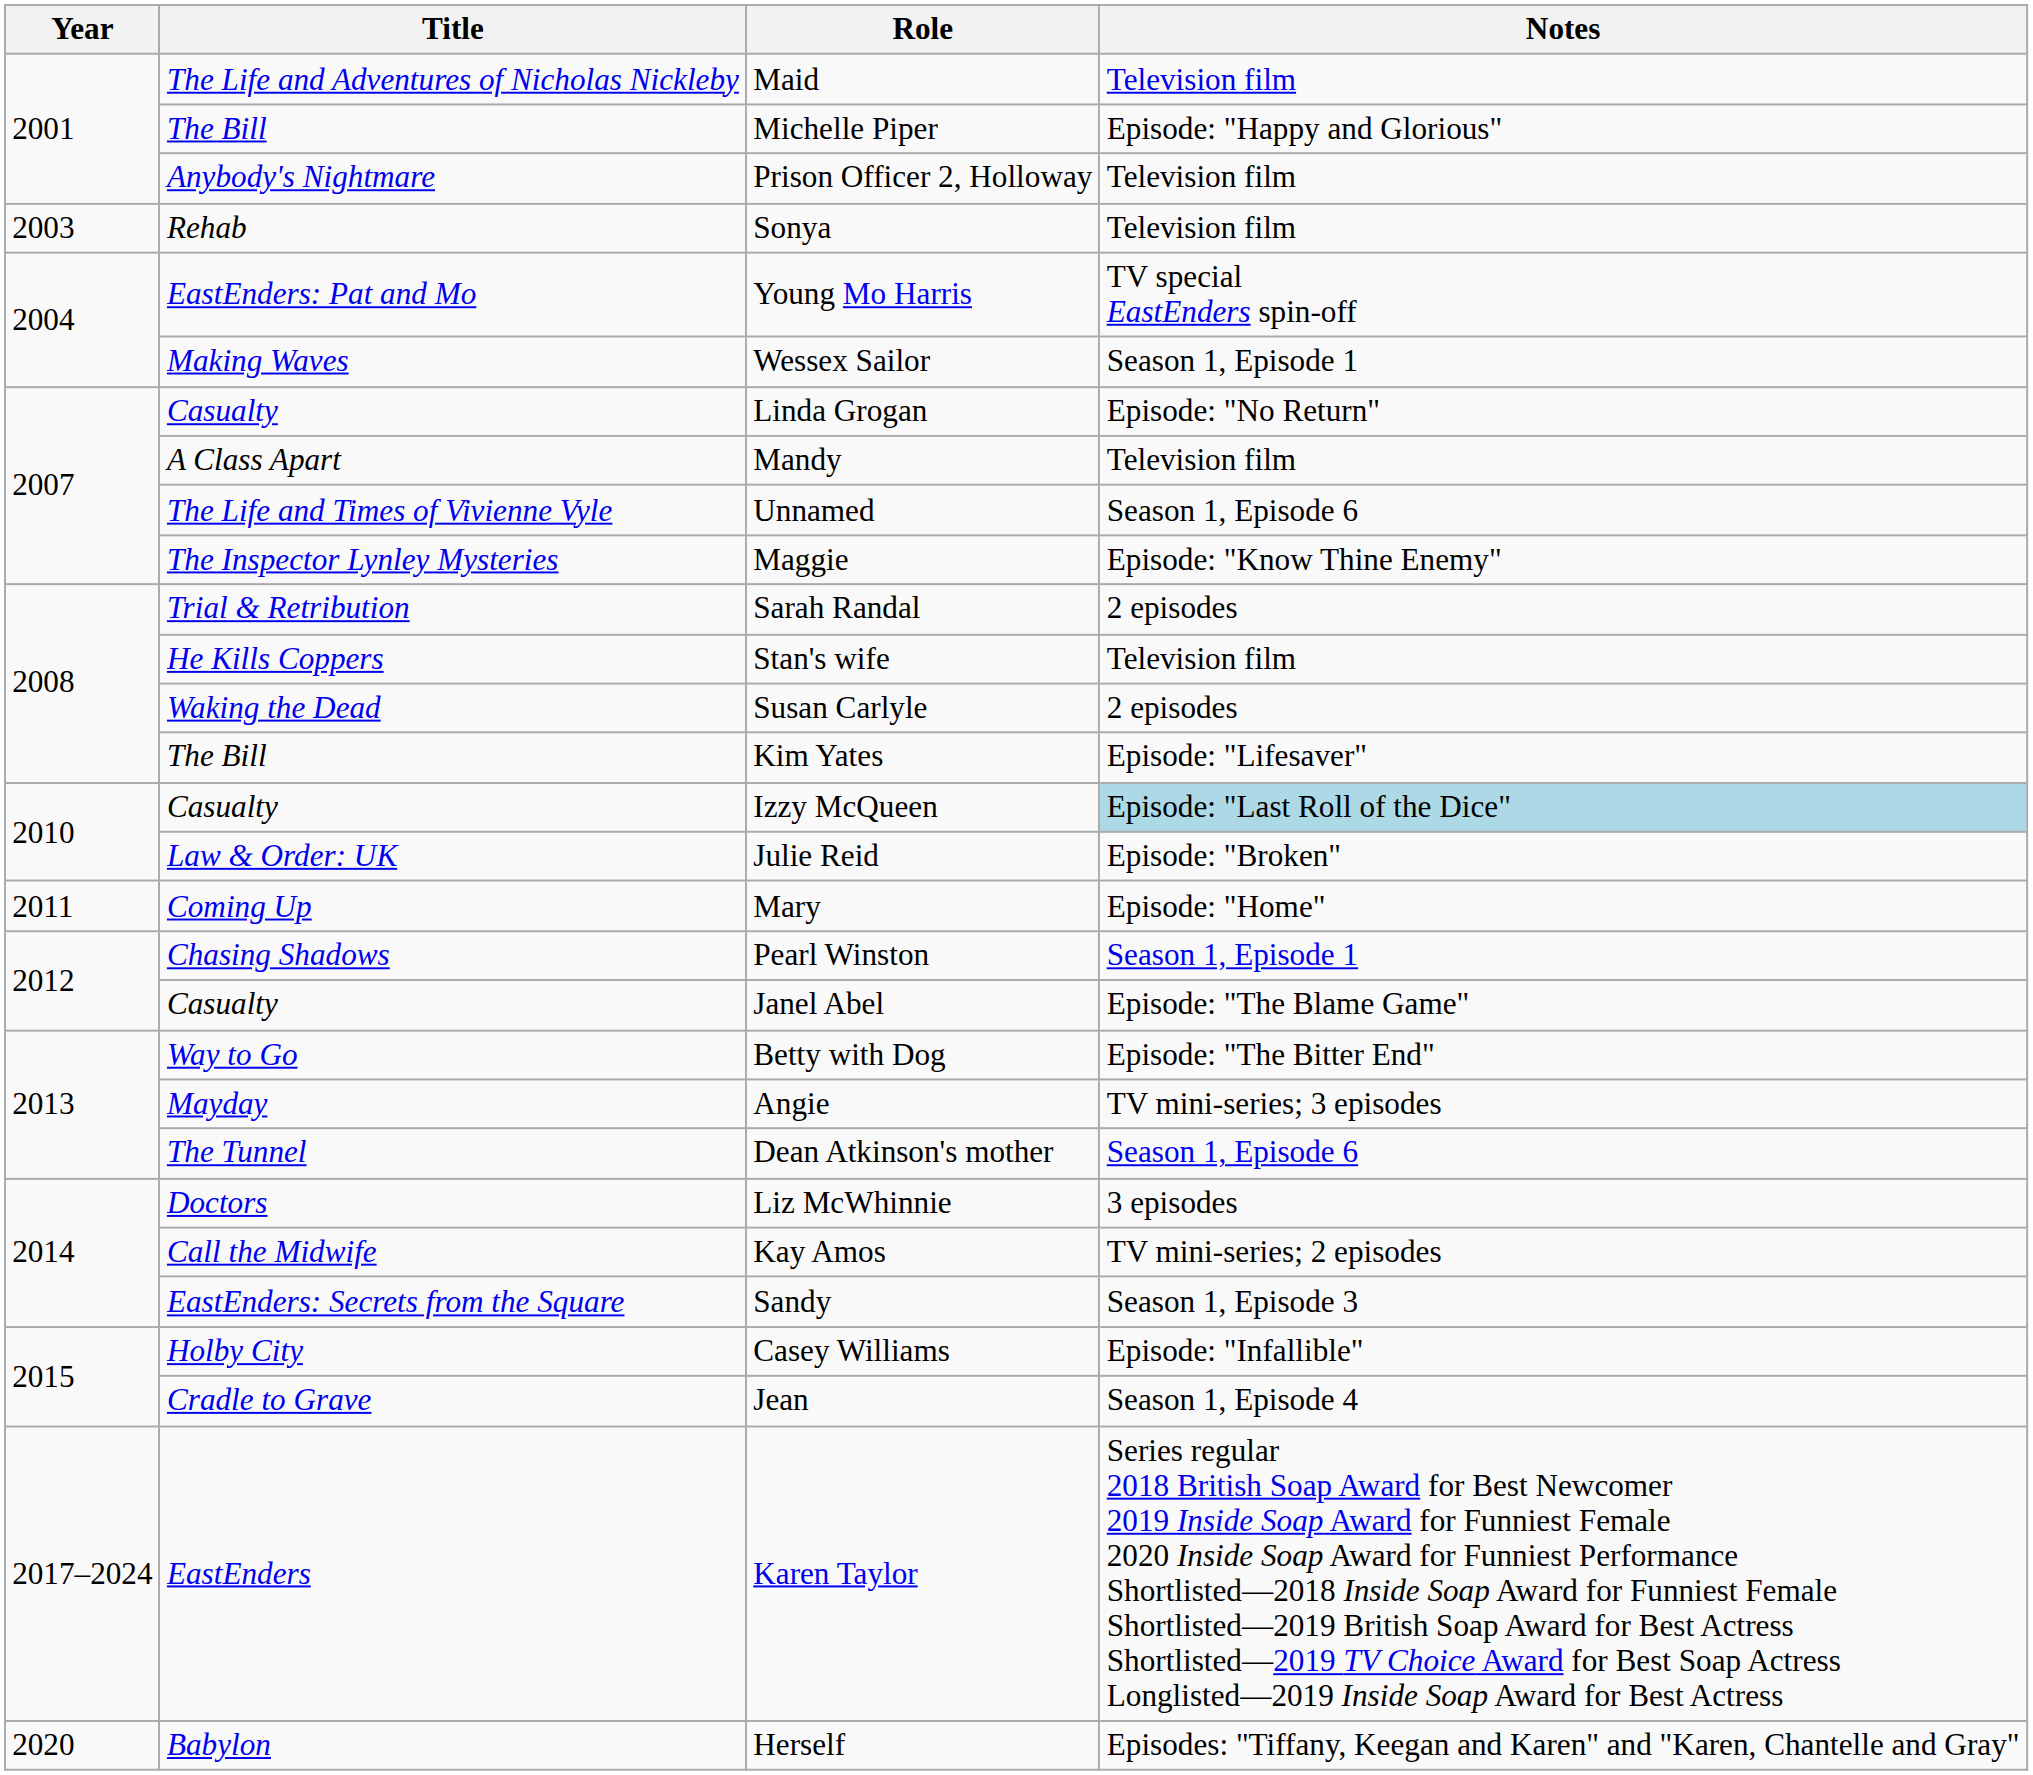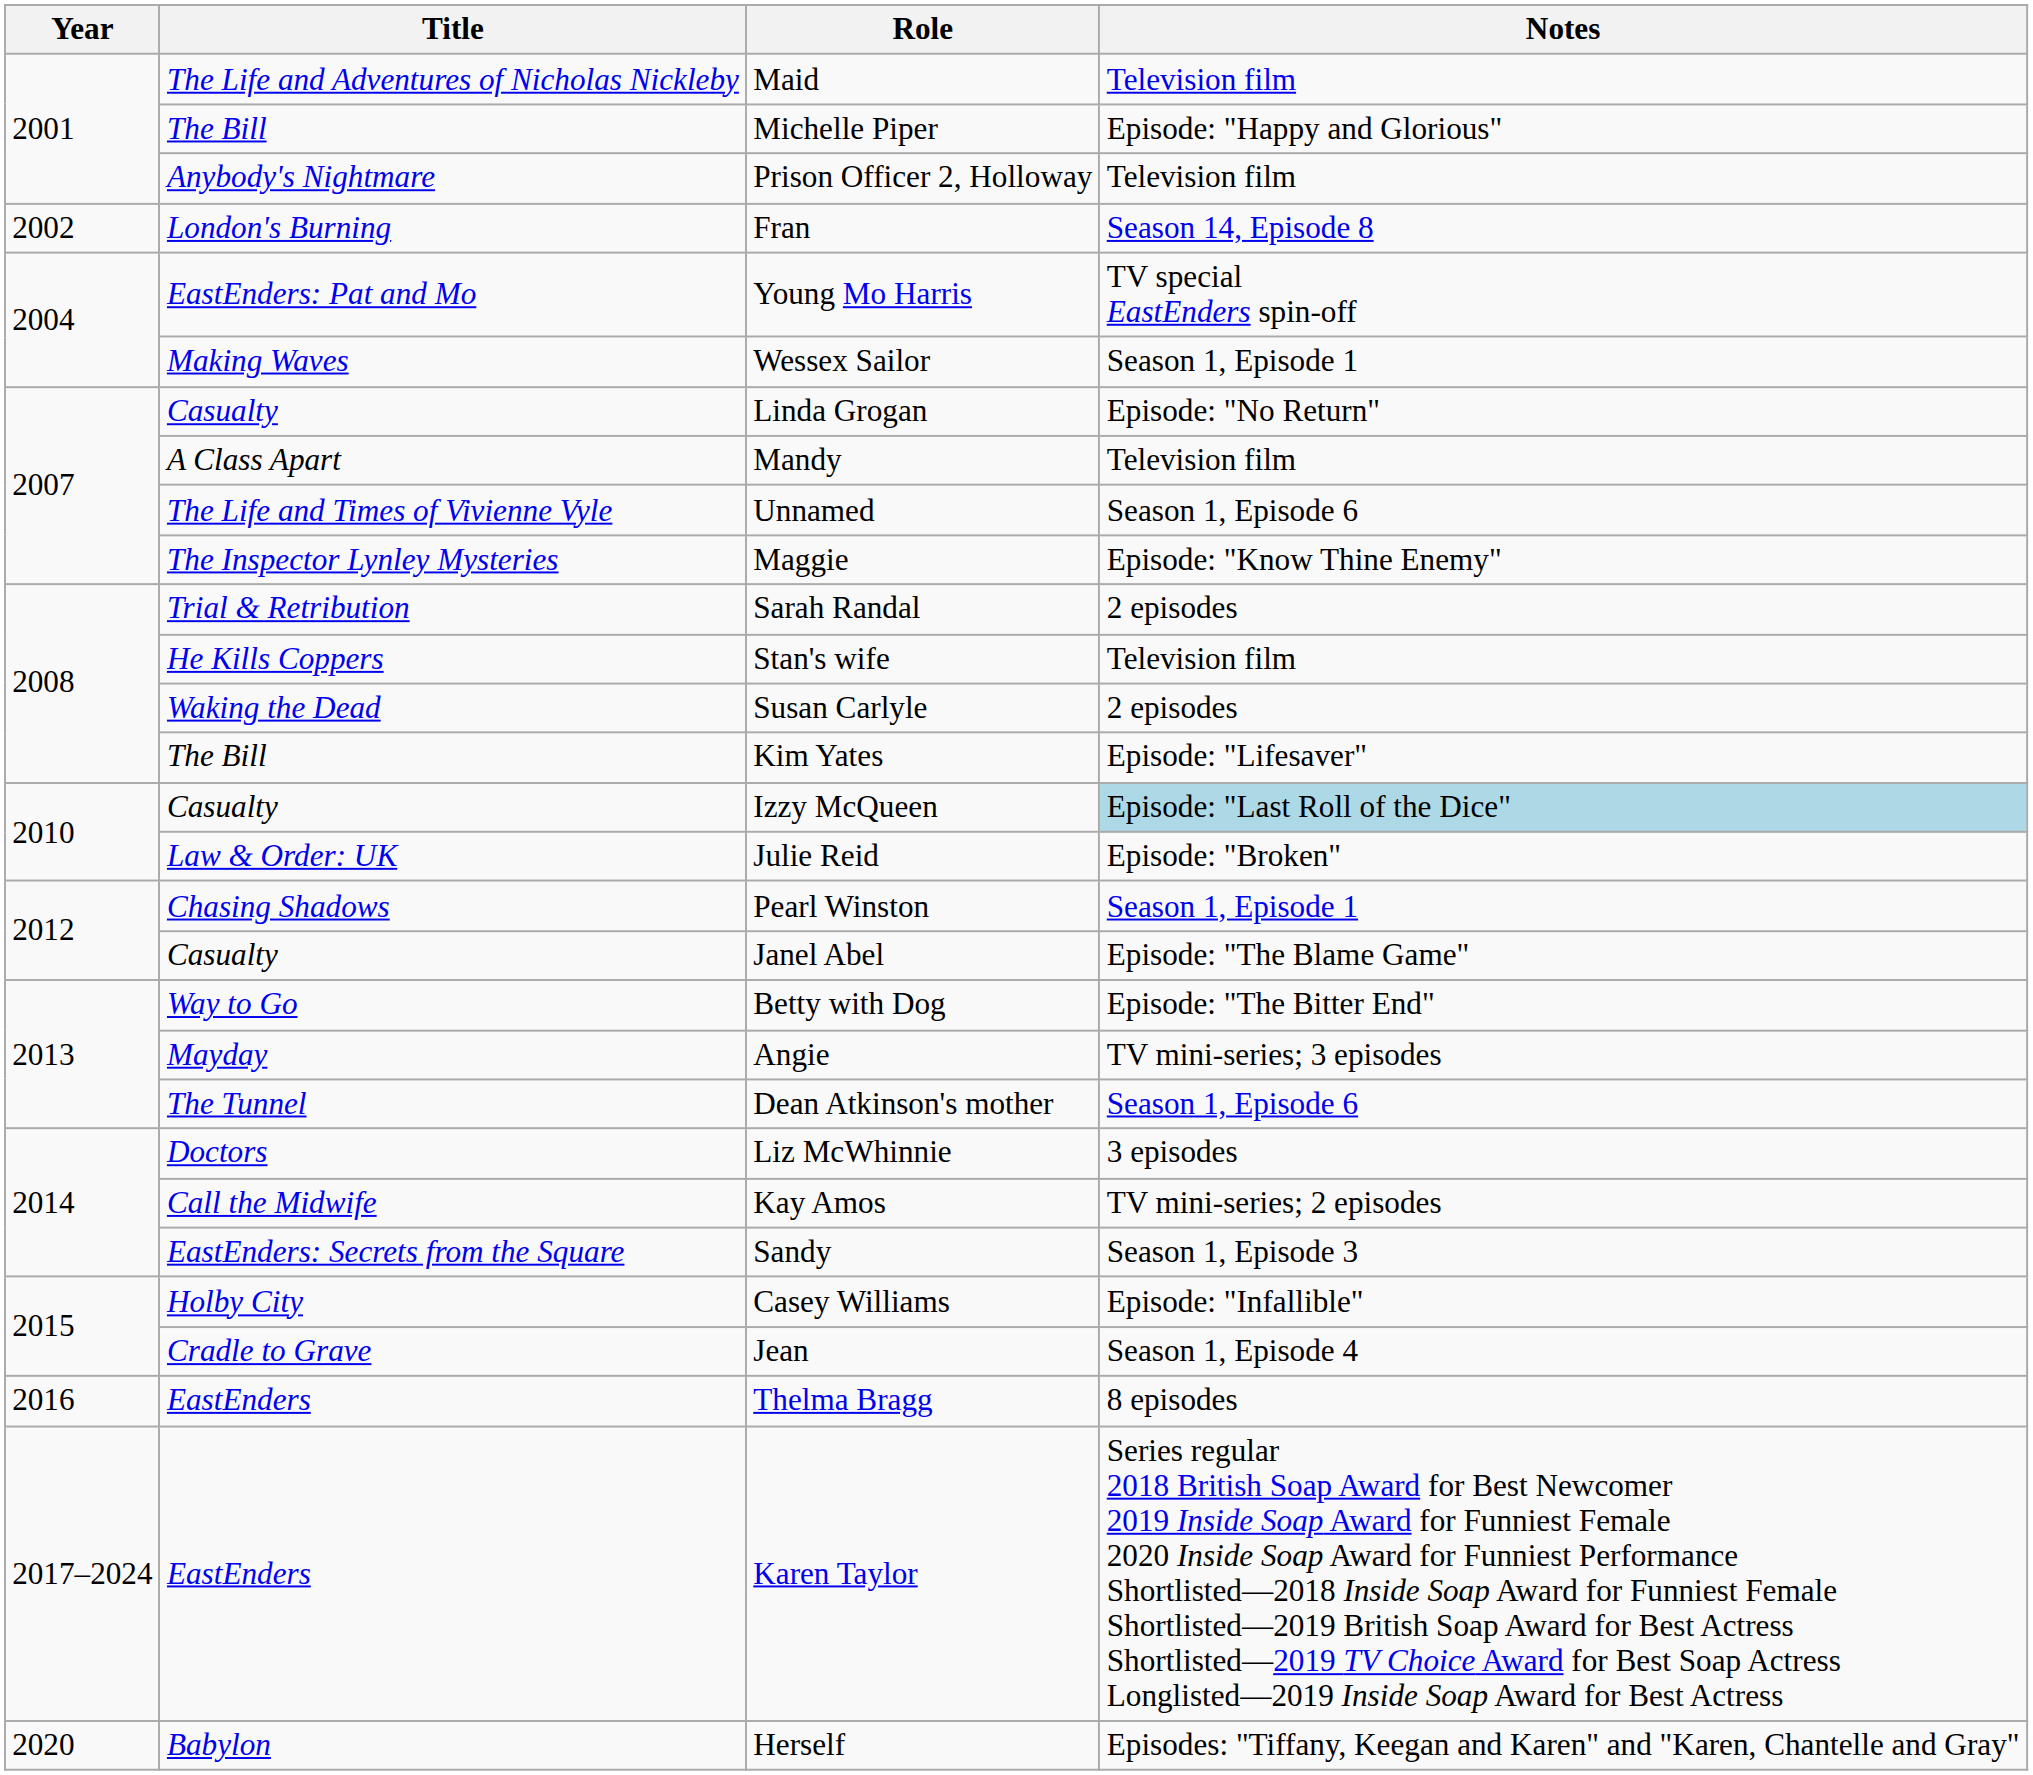+ row: (782, 227)
- row: (792, 227)
- row: (787, 905)
+ row: (843, 1400)
